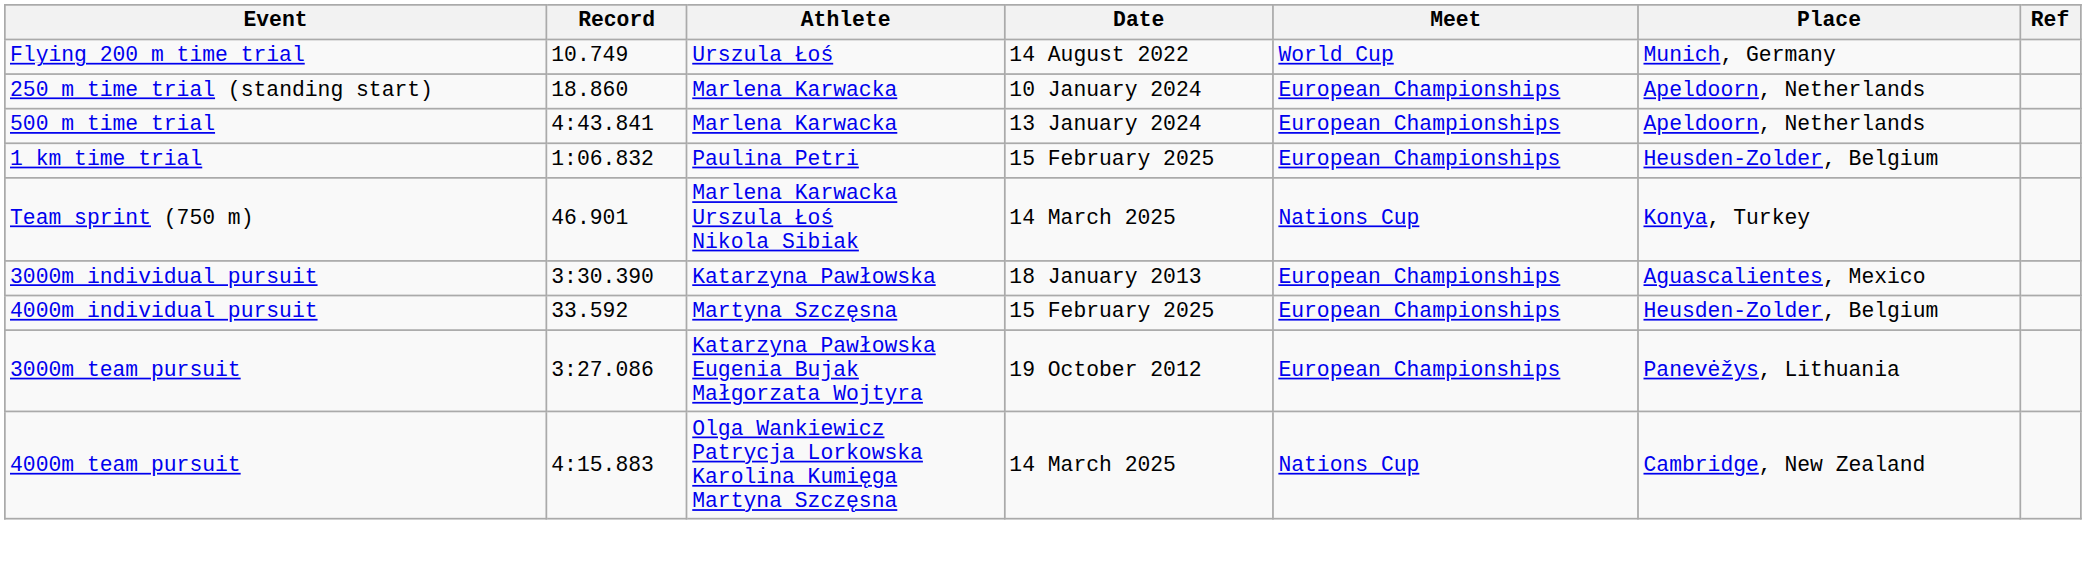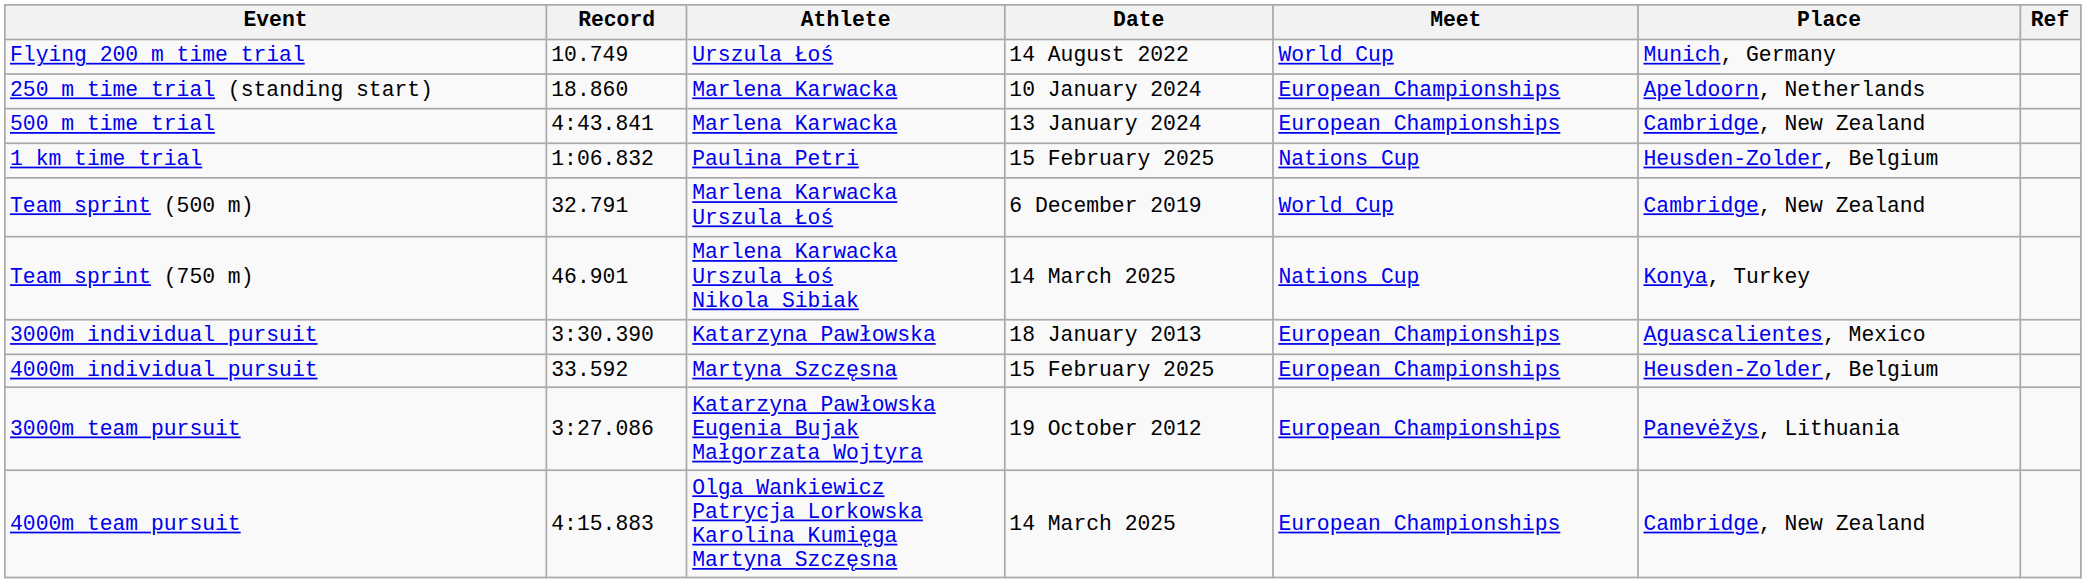(1784, 126) Apeldoorn, Netherlands -> (1784, 126) Cambridge, New Zealand
(1419, 160) European Championships -> (1349, 160) Nations Cup
+ row: (132, 207)
(1349, 466) Nations Cup -> (1419, 525) European Championships
